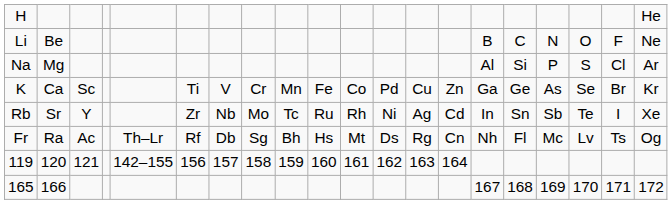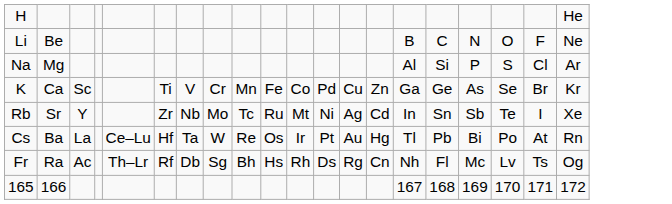(357, 114) Rh -> (300, 114) Mt
+ row: (21, 138)
(357, 138) Mt -> (300, 162) Rh
- row: (21, 162)
